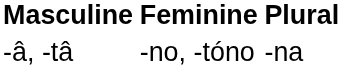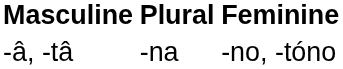columns swapped: (199, 14) <-> (302, 14)
